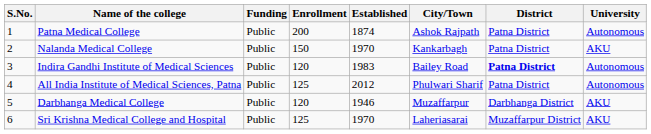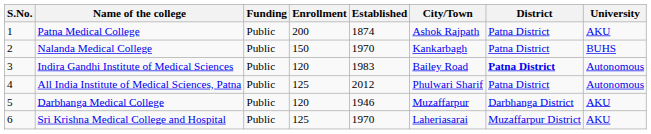(615, 31) Autonomous -> (598, 31) AKU
(598, 48) AKU -> (601, 48) BUHS
